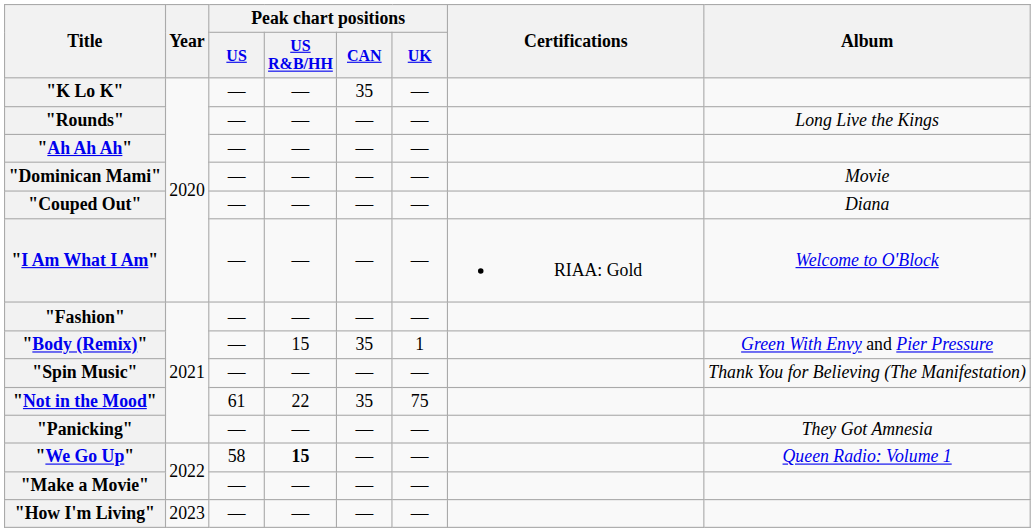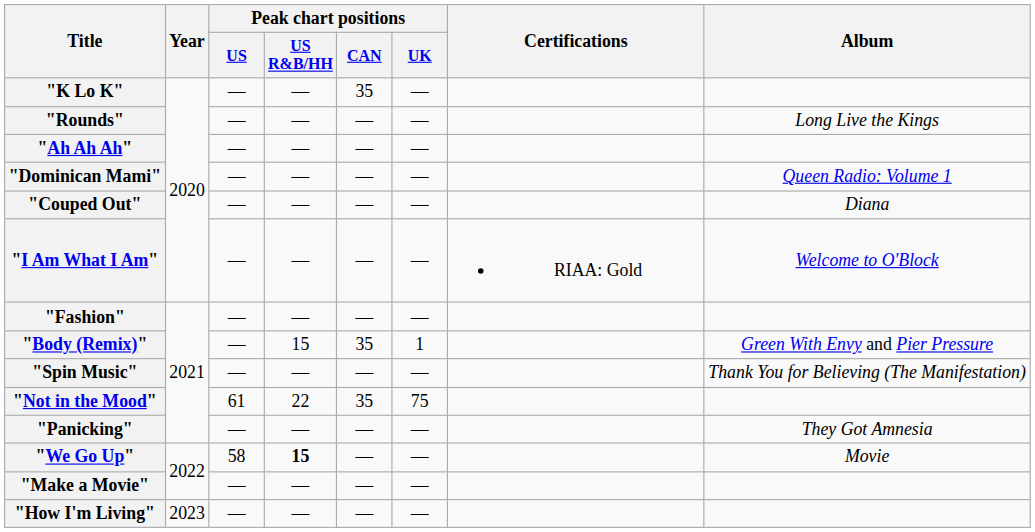(867, 176) Movie -> (867, 176) Queen Radio: Volume 1
(867, 457) Queen Radio: Volume 1 -> (867, 457) Movie
